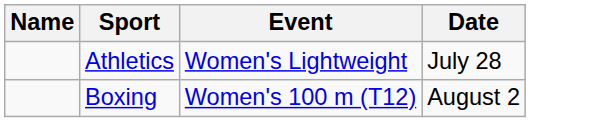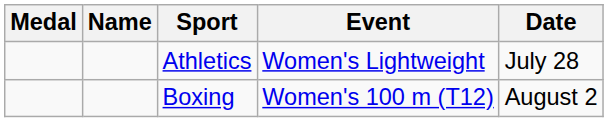+ column: (43, 23)
